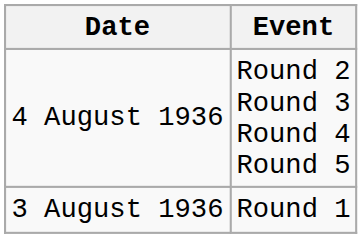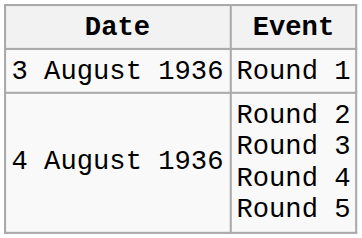rows swapped: (117, 210) <-> (117, 118)
